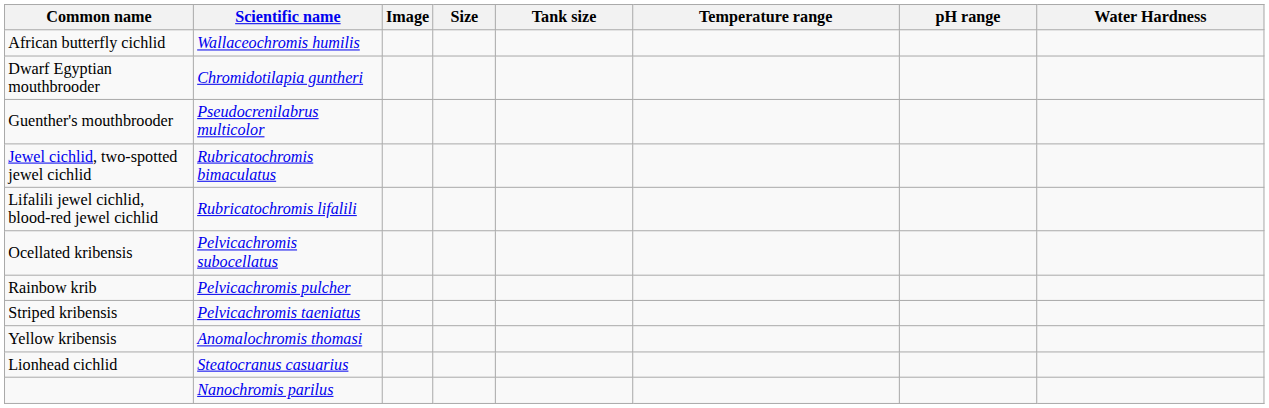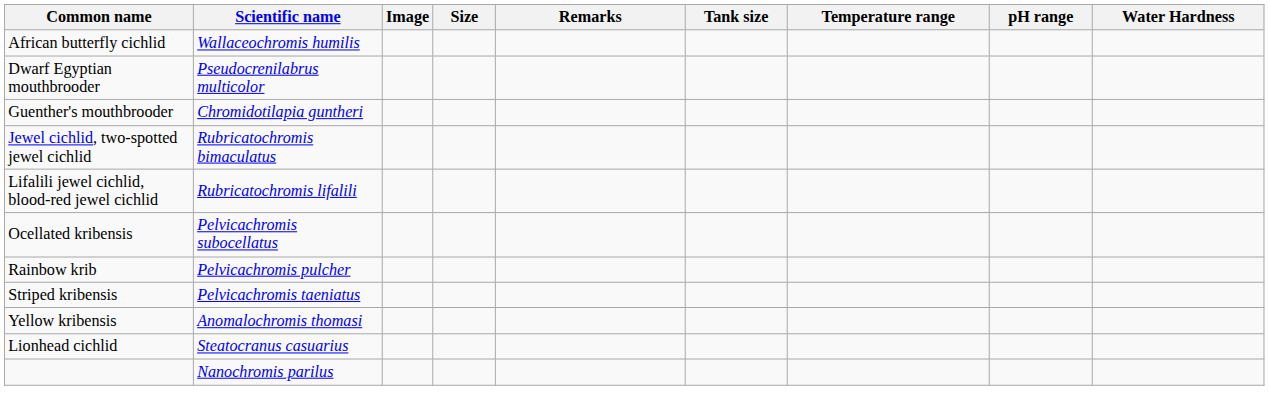+ column: (590, 17)
(280, 77) Chromidotilapia guntheri -> (258, 77) Pseudocrenilabrus multicolor
(258, 121) Pseudocrenilabrus multicolor -> (280, 112) Chromidotilapia guntheri
